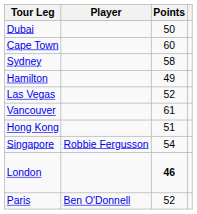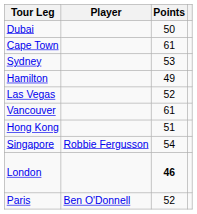(169, 45) 60 -> (169, 45) 61
(169, 62) 58 -> (169, 62) 53
